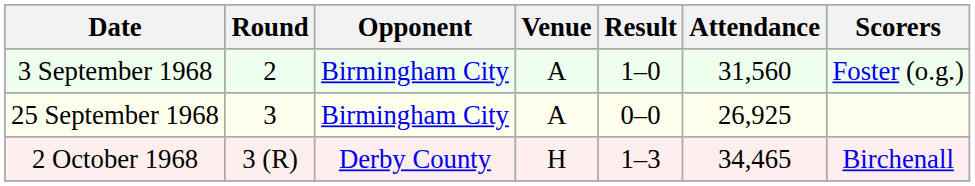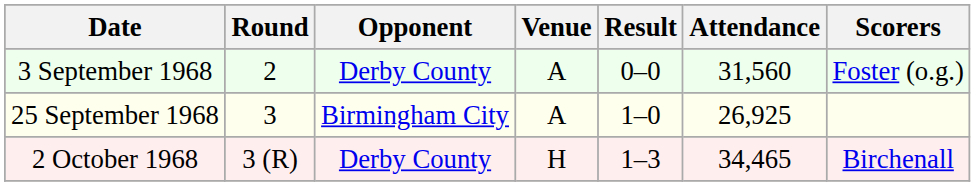(415, 70) Birmingham City -> (415, 70) Derby County
(641, 70) 1–0 -> (641, 70) 0–0
(641, 114) 0–0 -> (641, 114) 1–0
